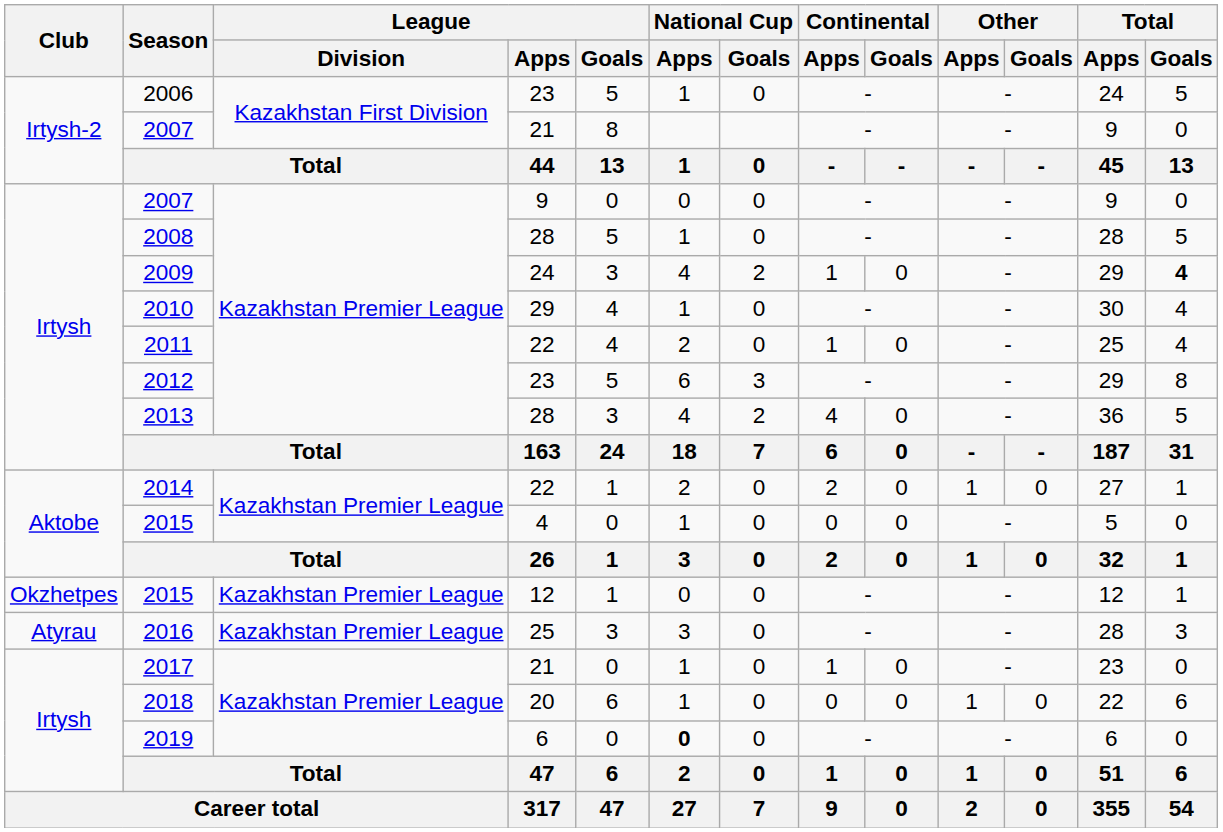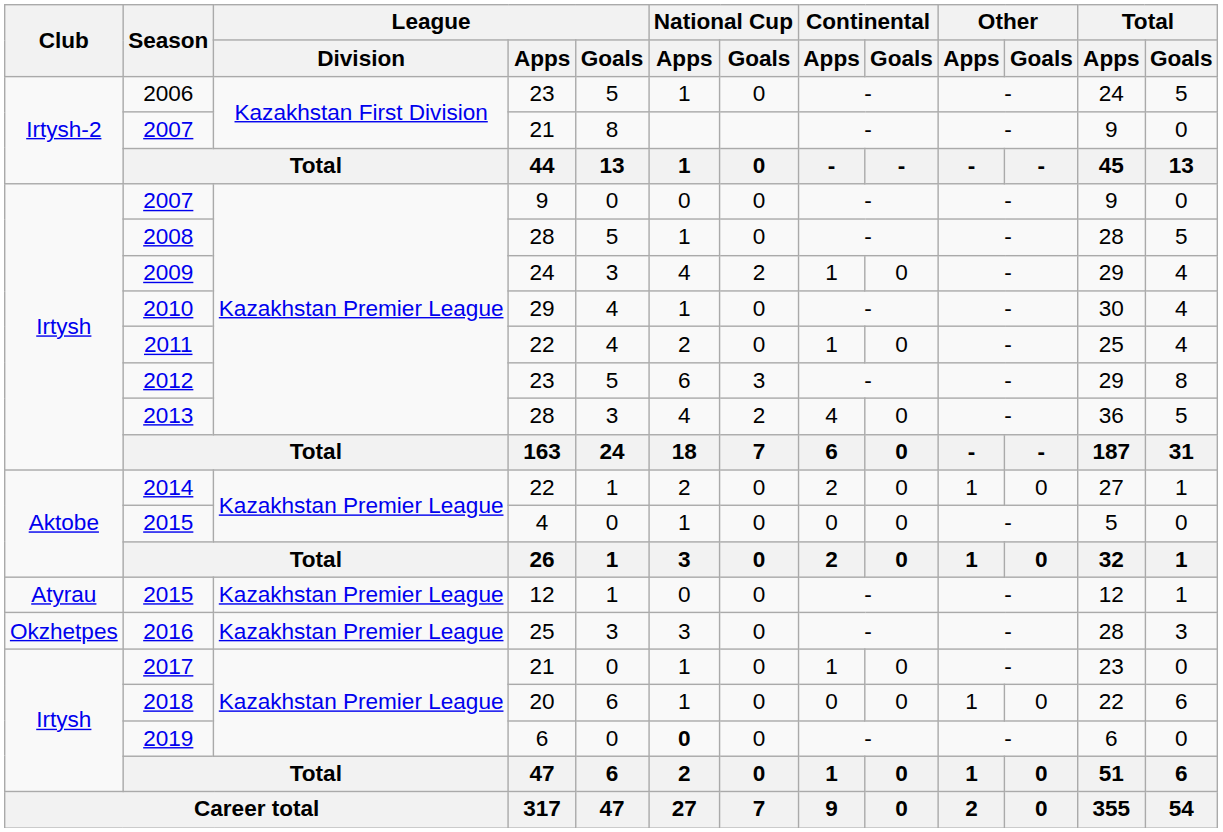(1181, 272) bold -> (1181, 272) normal
(64, 594) Okzhetpes -> (64, 594) Atyrau
(64, 630) Atyrau -> (64, 630) Okzhetpes
